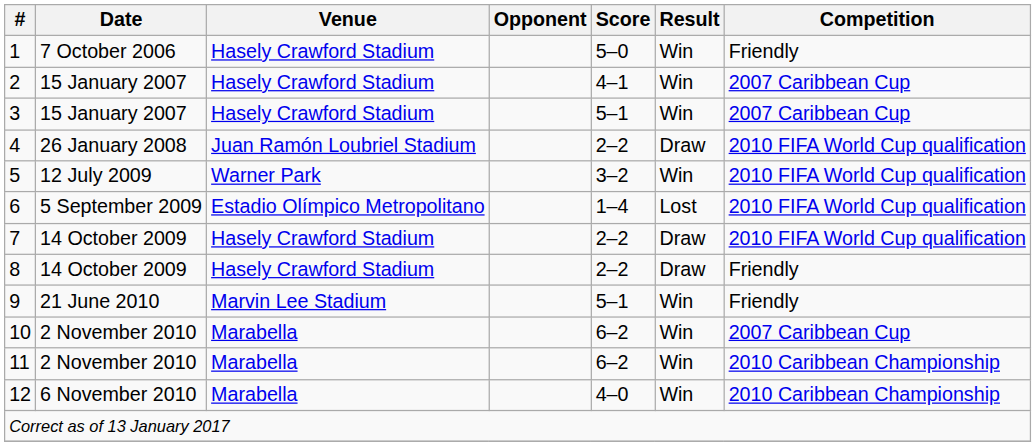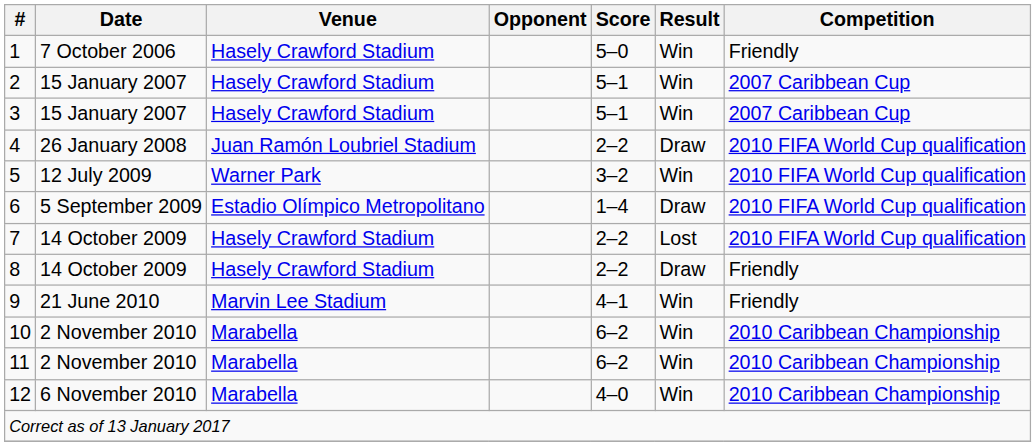(612, 82) 4–1 -> (612, 82) 5–1
(678, 207) Lost -> (682, 207) Draw
(682, 238) Draw -> (678, 238) Lost
(612, 301) 5–1 -> (612, 301) 4–1
(819, 332) 2007 Caribbean Cup -> (864, 332) 2010 Caribbean Championship
